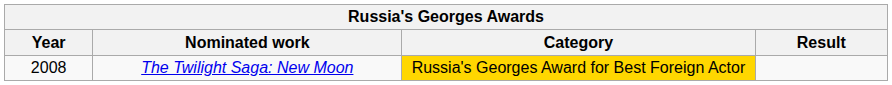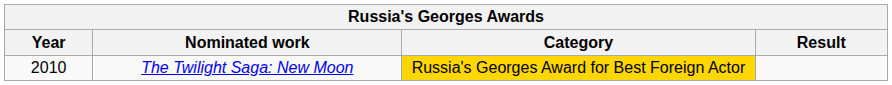(49, 67) 2008 -> (49, 67) 2010
